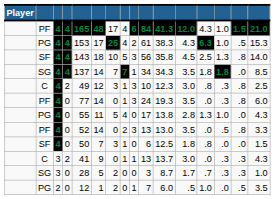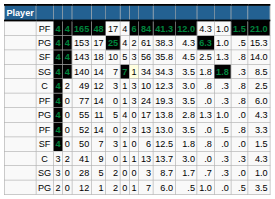(82, 72) 137 -> (82, 72) 140
(134, 72) no background -> (134, 72) lightyellow background
(242, 72) .0 -> (242, 72) .3
(242, 173) .3 -> (242, 173) .0
